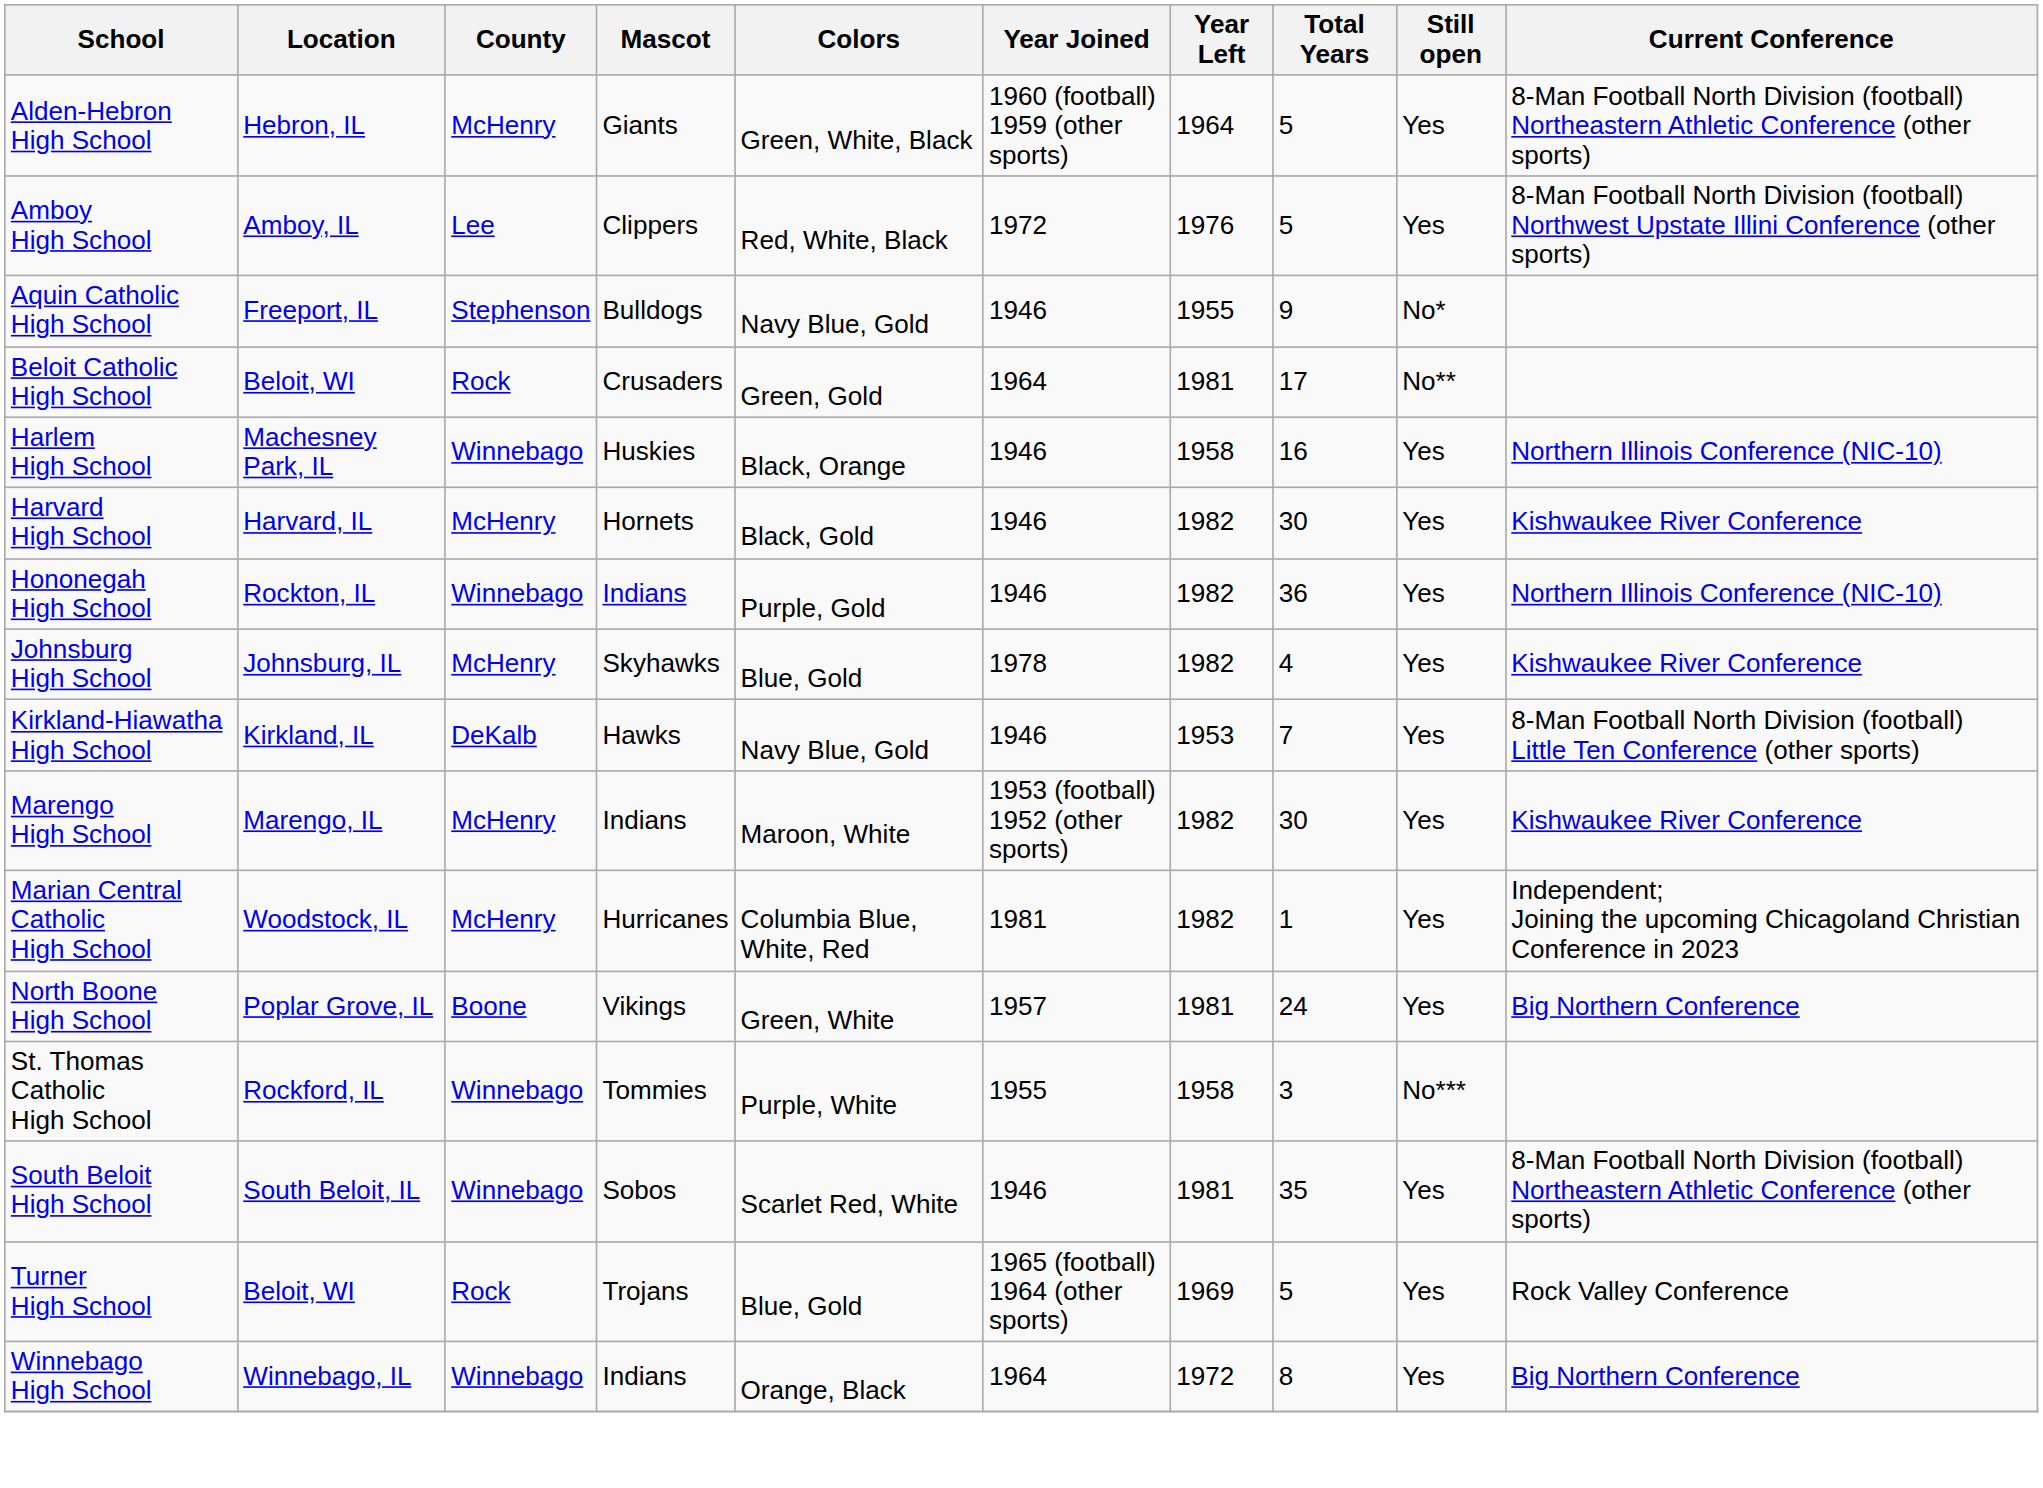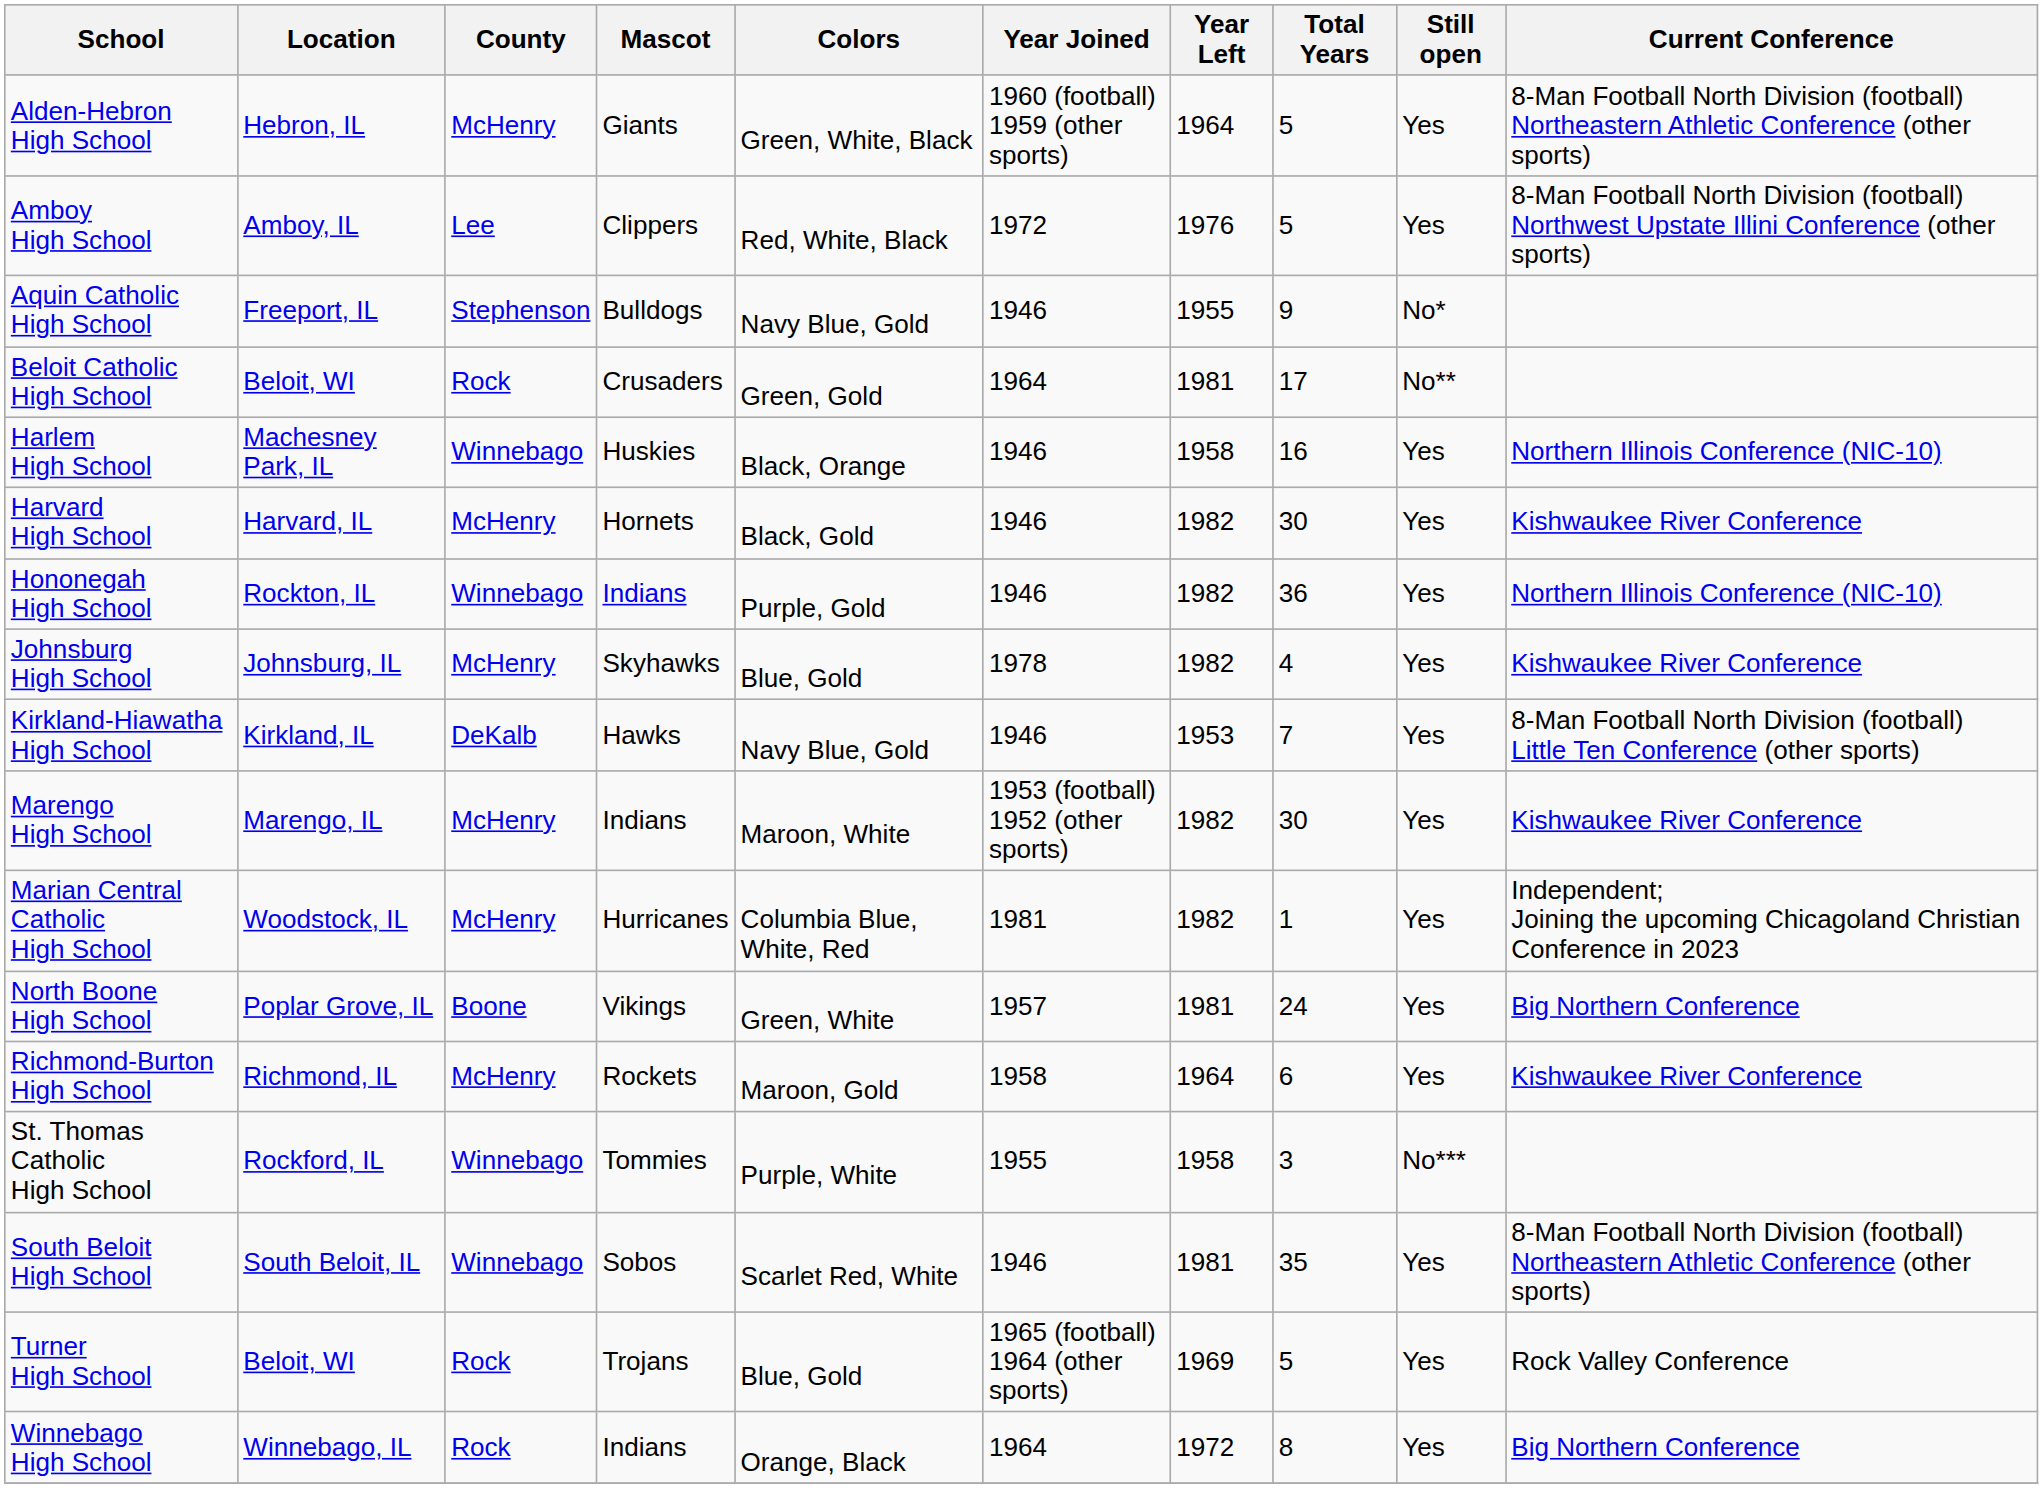+ row: (112, 1076)
(517, 1376) Winnebago -> (481, 1447) Rock
